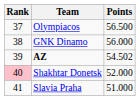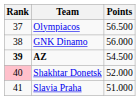(18, 57) normal -> (18, 57) bold
(120, 57) 54.502 -> (120, 57) 54.500
